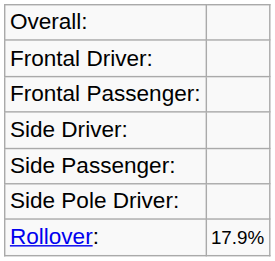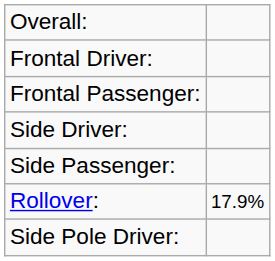rows swapped: (95, 201) <-> (54, 237)
